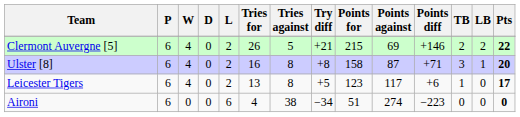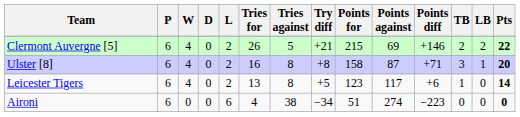(504, 83) 17 -> (504, 83) 14
